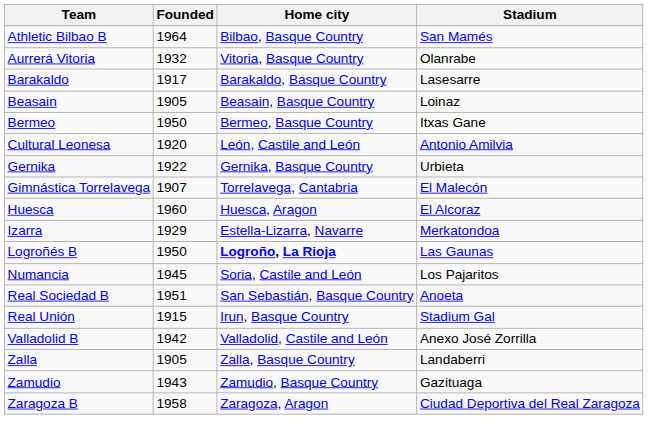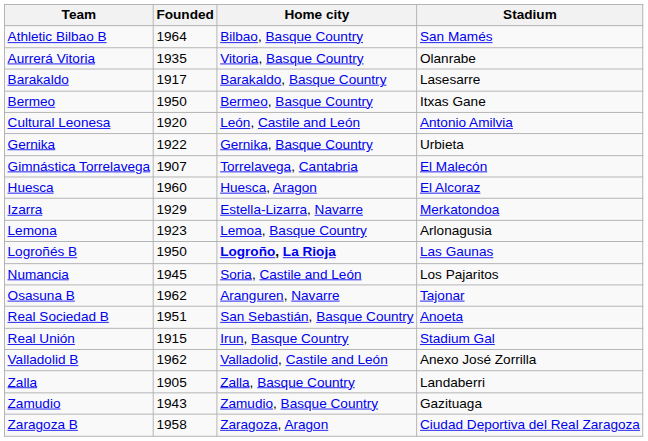(172, 58) 1932 -> (172, 58) 1935
- row: (32, 101)
+ row: (32, 230)
+ row: (41, 295)
(172, 338) 1942 -> (172, 360) 1962
